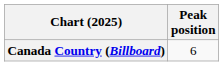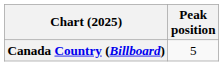(193, 50) 6 -> (193, 50) 5
